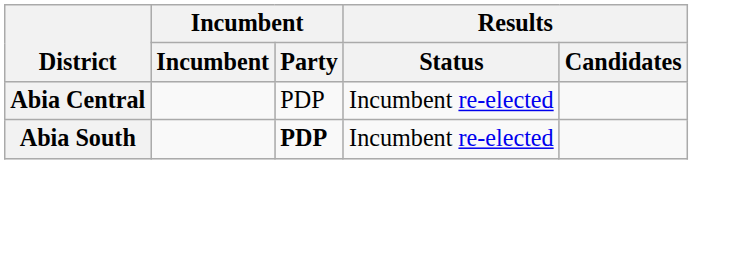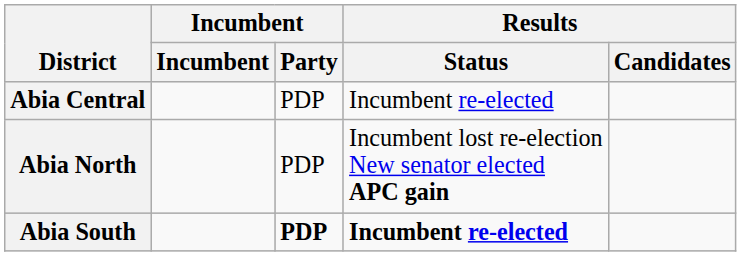+ row: (78, 165)
(451, 138) normal -> (459, 231) bold
